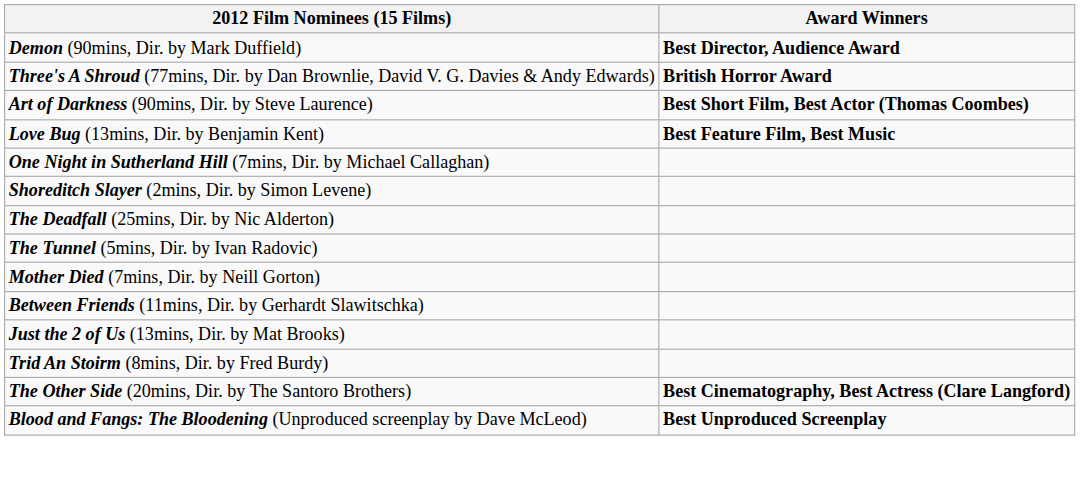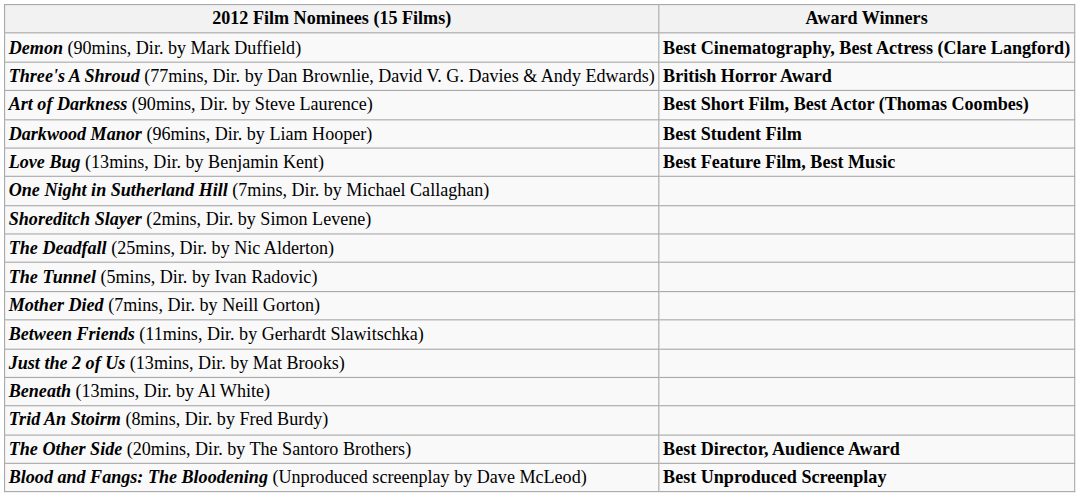(781, 47) Best Director, Audience Award -> (867, 47) Best Cinematography, Best Actress (Clare Langford)
+ row: (191, 133)
+ row: (139, 391)
(867, 391) Best Cinematography, Best Actress (Clare Langford) -> (781, 448) Best Director, Audience Award
